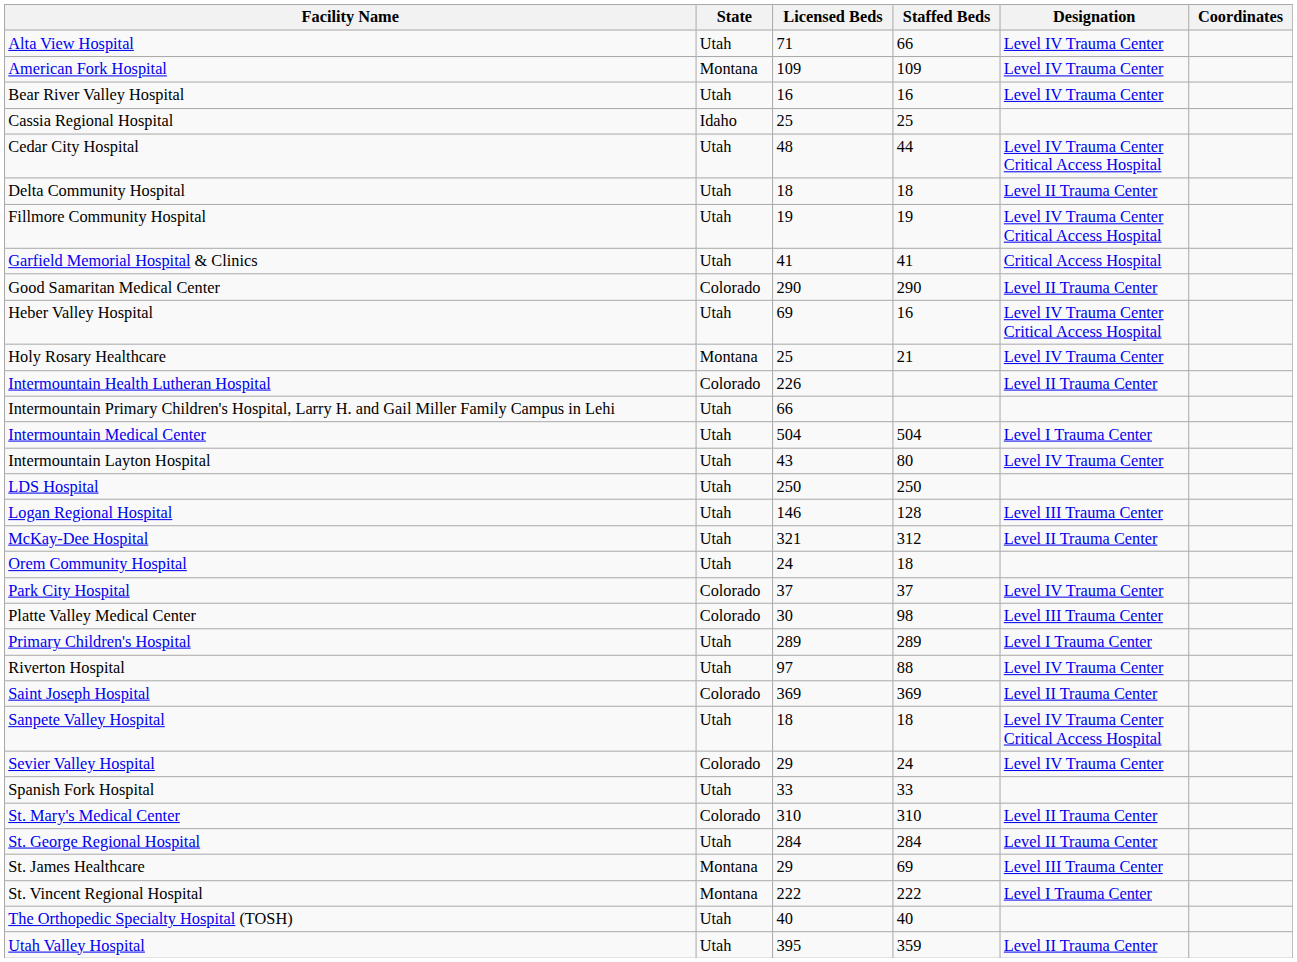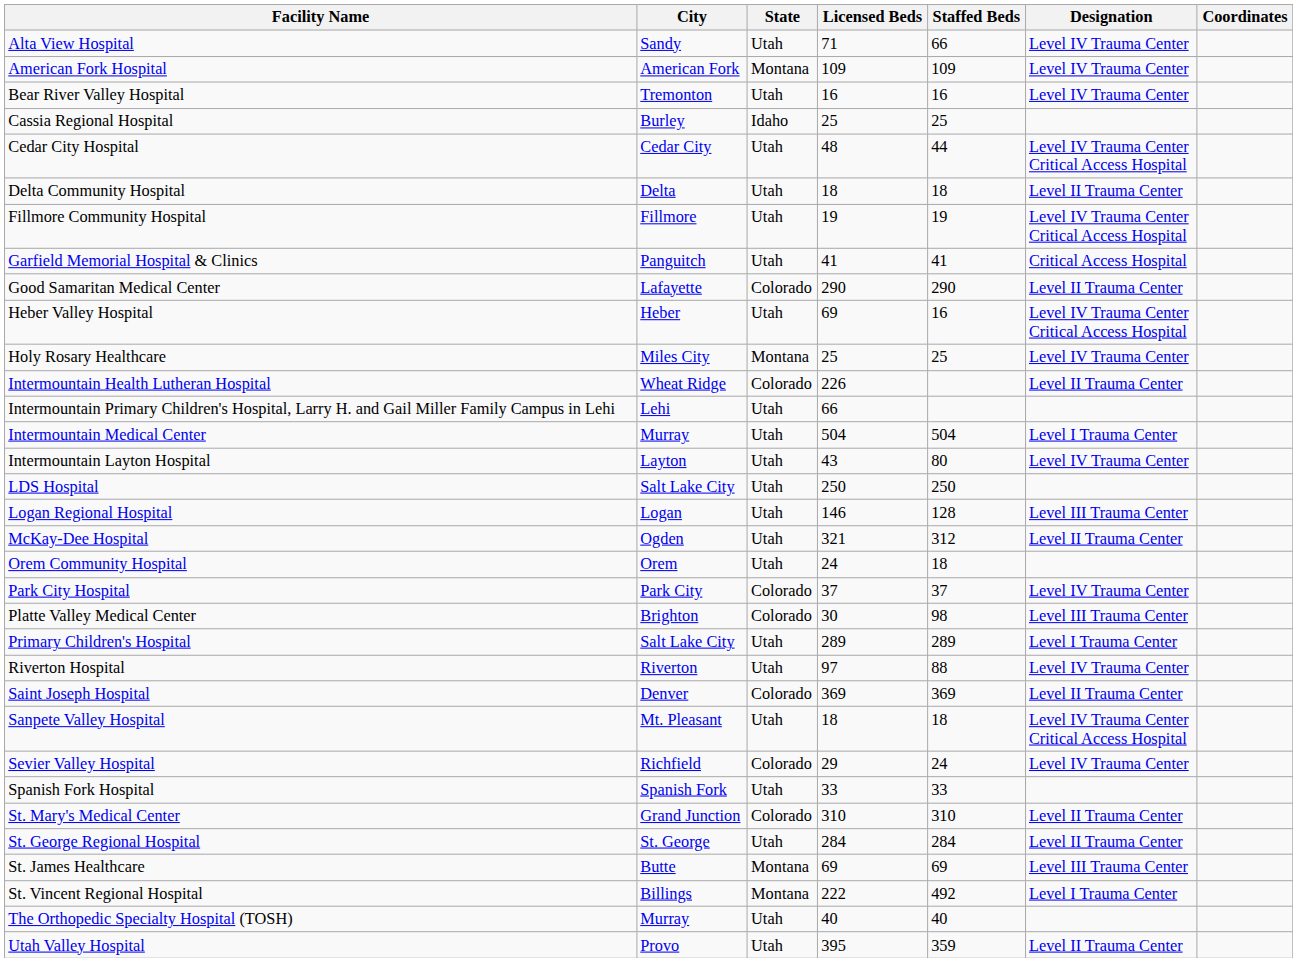+ column: (692, 17)
(905, 357) 21 -> (939, 357) 25
(785, 867) 29 -> (829, 867) 69
(909, 893) 222 -> (943, 893) 492
